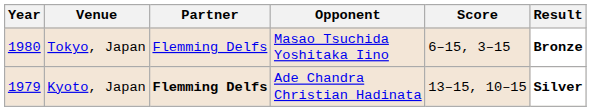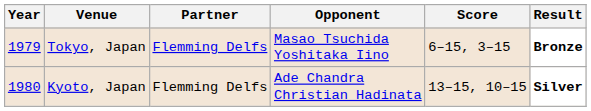(24, 47) 1980 -> (24, 47) 1979
(24, 86) 1979 -> (24, 86) 1980
(210, 86) bold -> (210, 86) normal
